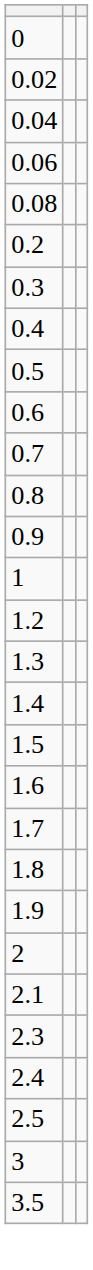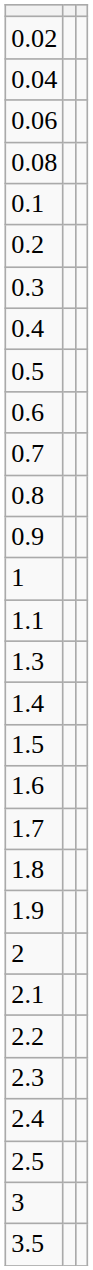- row: (18, 37)
+ row: (28, 203)
+ row: (28, 620)
- row: (28, 620)
+ row: (28, 1036)
